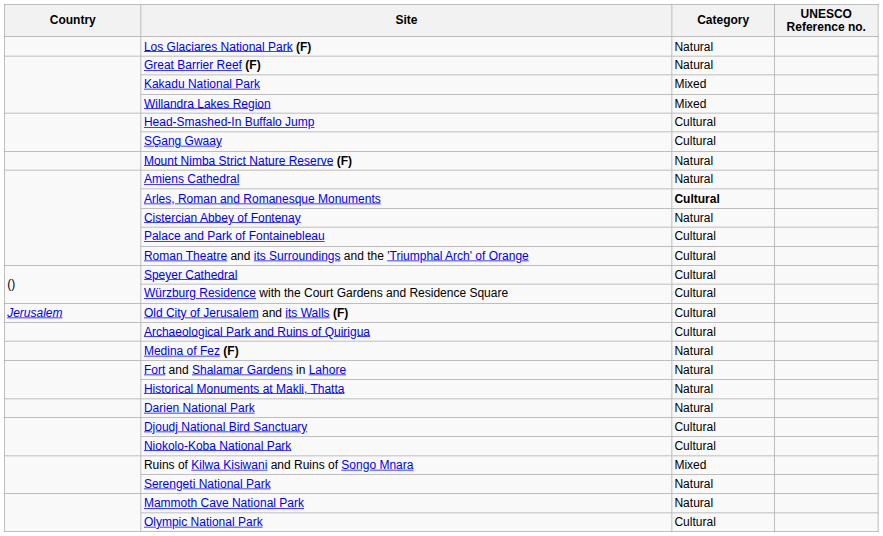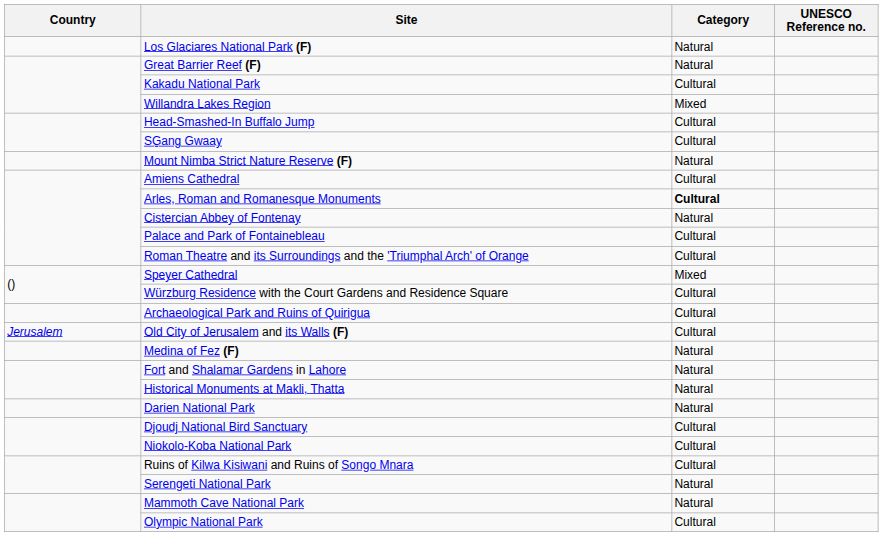(690, 84) Mixed -> (695, 84) Cultural
(694, 179) Natural -> (695, 179) Cultural
(695, 274) Cultural -> (690, 274) Mixed
rows swapped: (257, 332) <-> (246, 312)
(690, 465) Mixed -> (695, 465) Cultural
